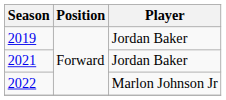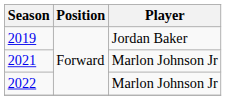(150, 60) Jordan Baker -> (165, 60) Marlon Johnson Jr
